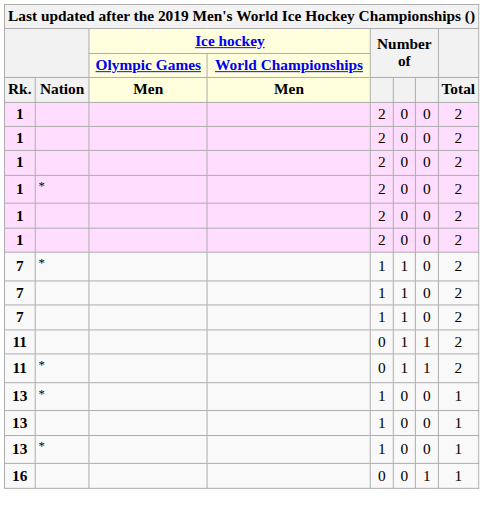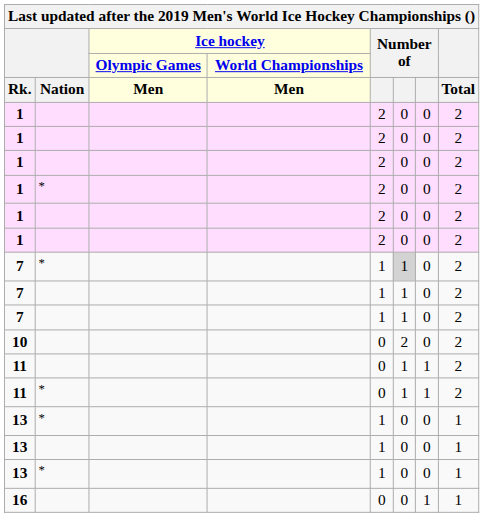(404, 266) no background -> (404, 266) lightgrey background
+ row: (20, 341)
